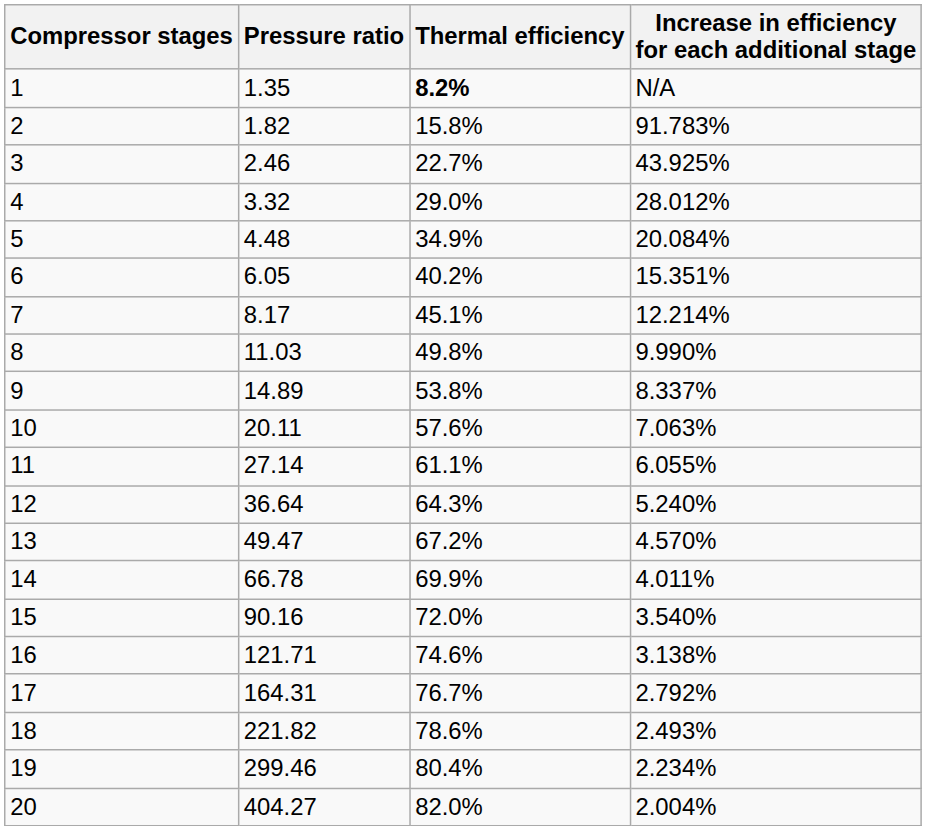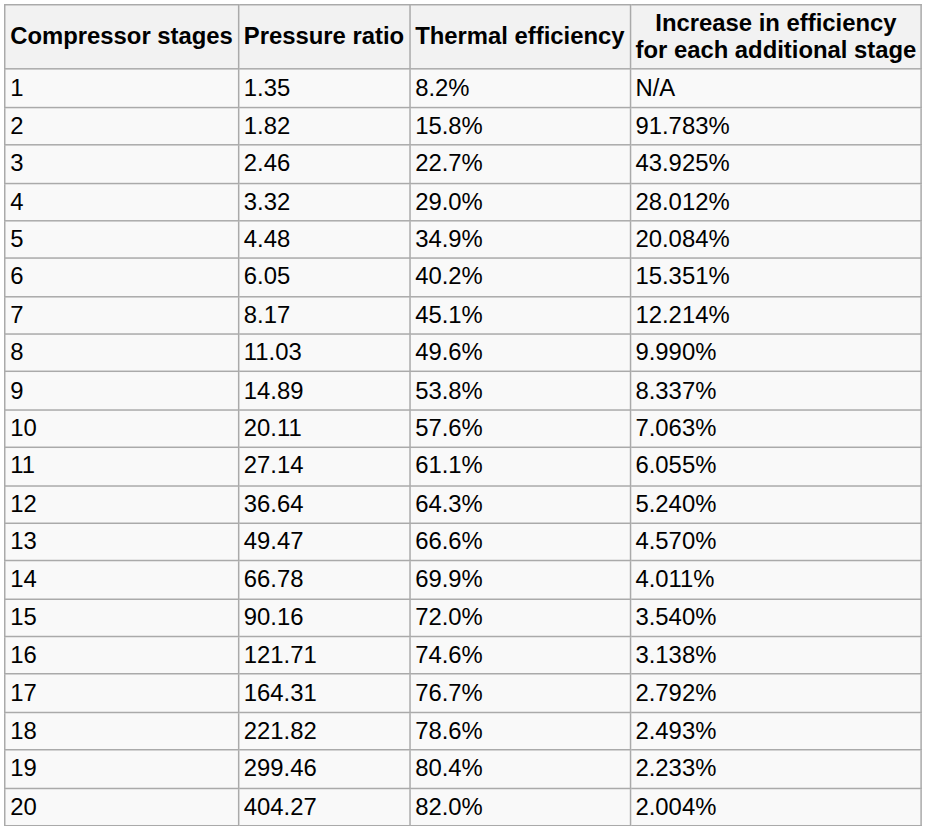(442, 88) bold -> (442, 88) normal
(449, 352) 49.8% -> (449, 352) 49.6%
(449, 541) 67.2% -> (449, 541) 66.6%
(676, 768) 2.234% -> (676, 768) 2.233%
